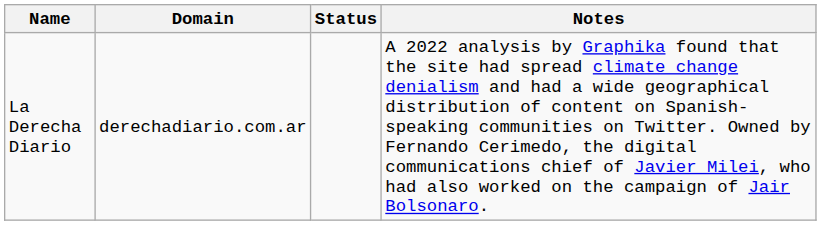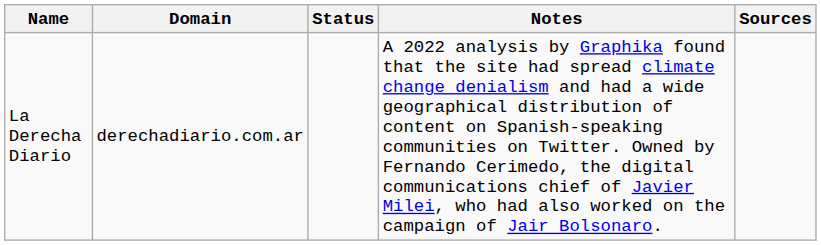+ column: (776, 19)
